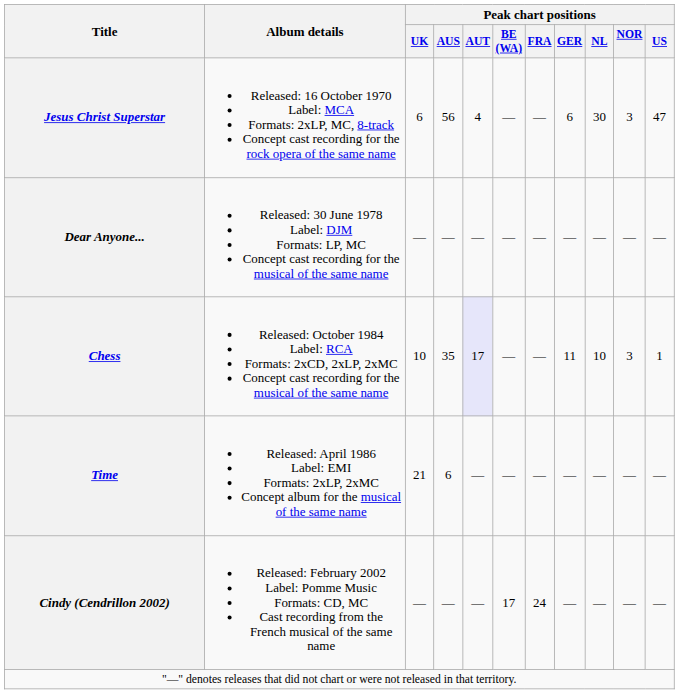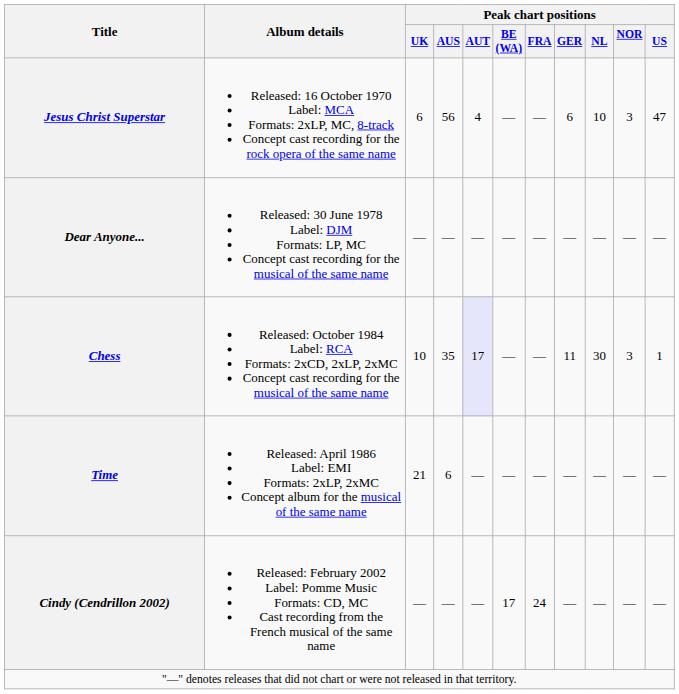(599, 117) 30 -> (599, 117) 10
(599, 356) 10 -> (599, 356) 30
